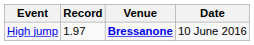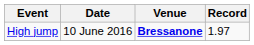columns swapped: (83, 13) <-> (212, 13)
